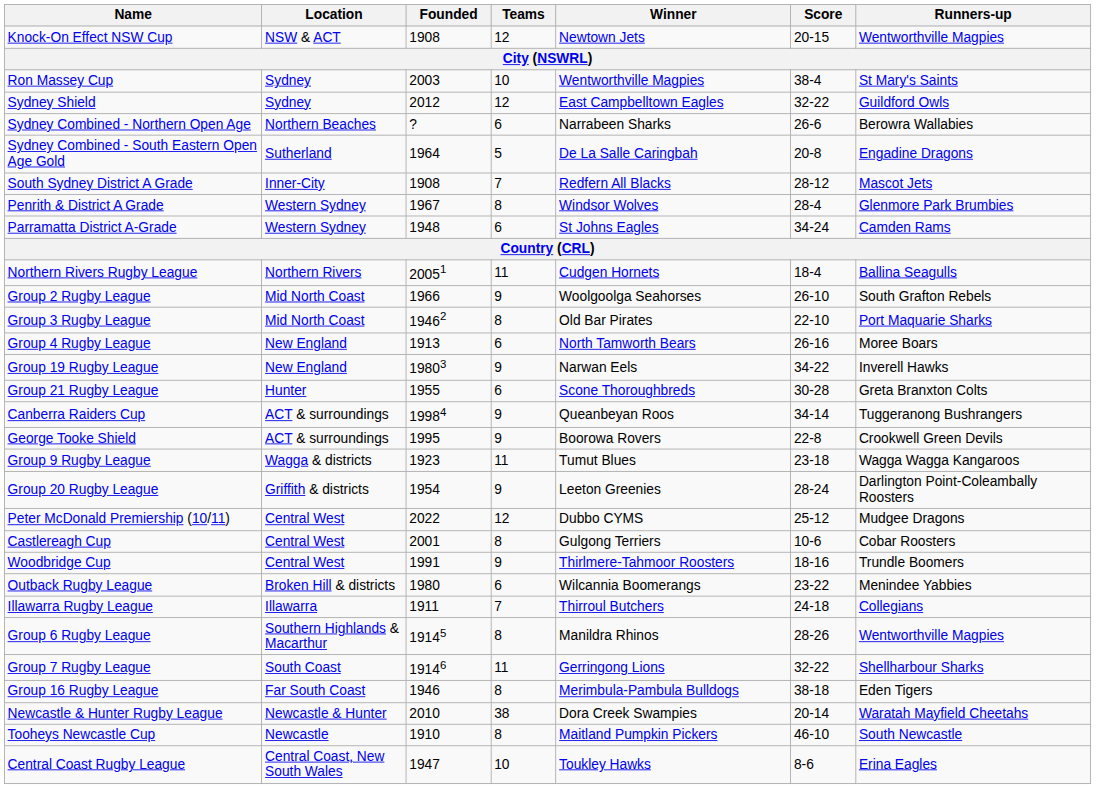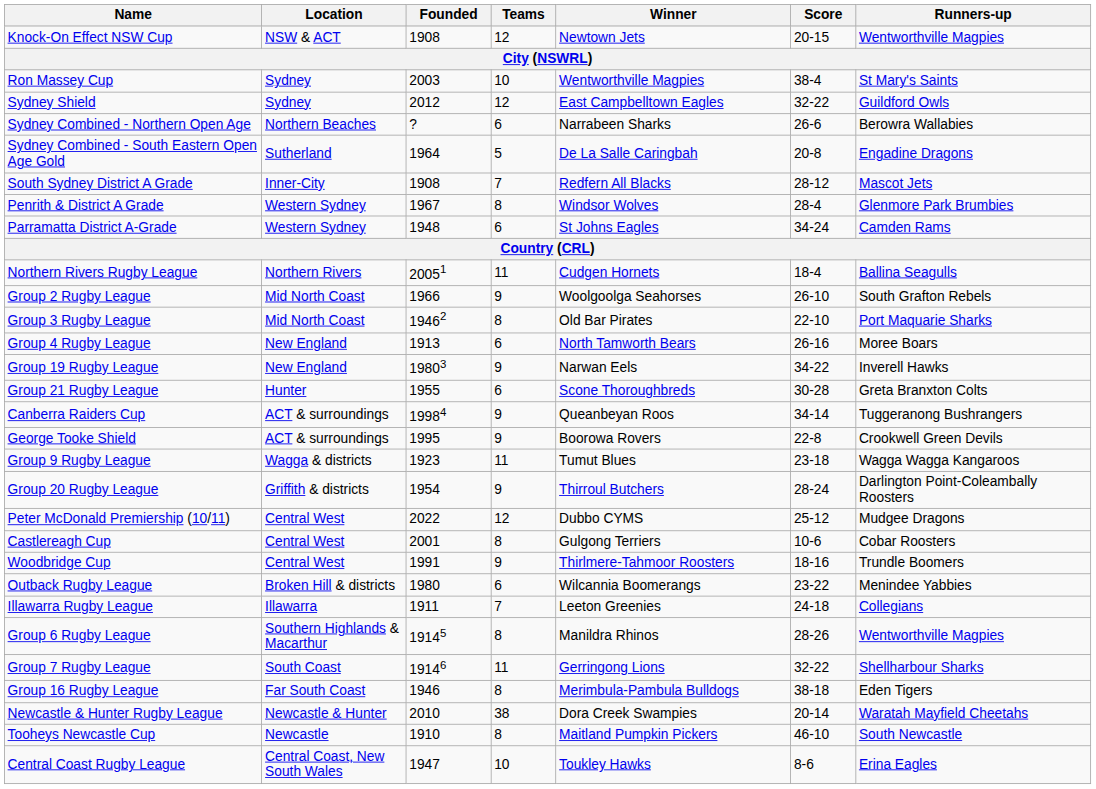(610, 489) Leeton Greenies -> (612, 489) Thirroul Butchers
(612, 606) Thirroul Butchers -> (610, 606) Leeton Greenies
